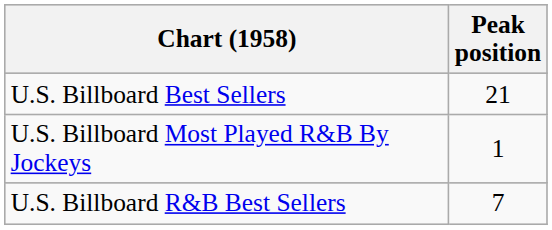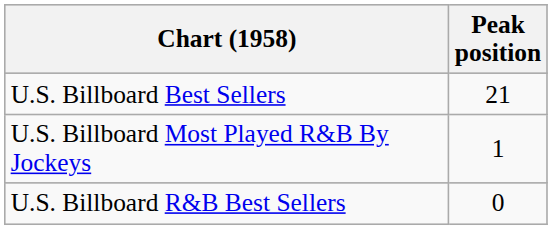(498, 202) 7 -> (498, 202) 0
